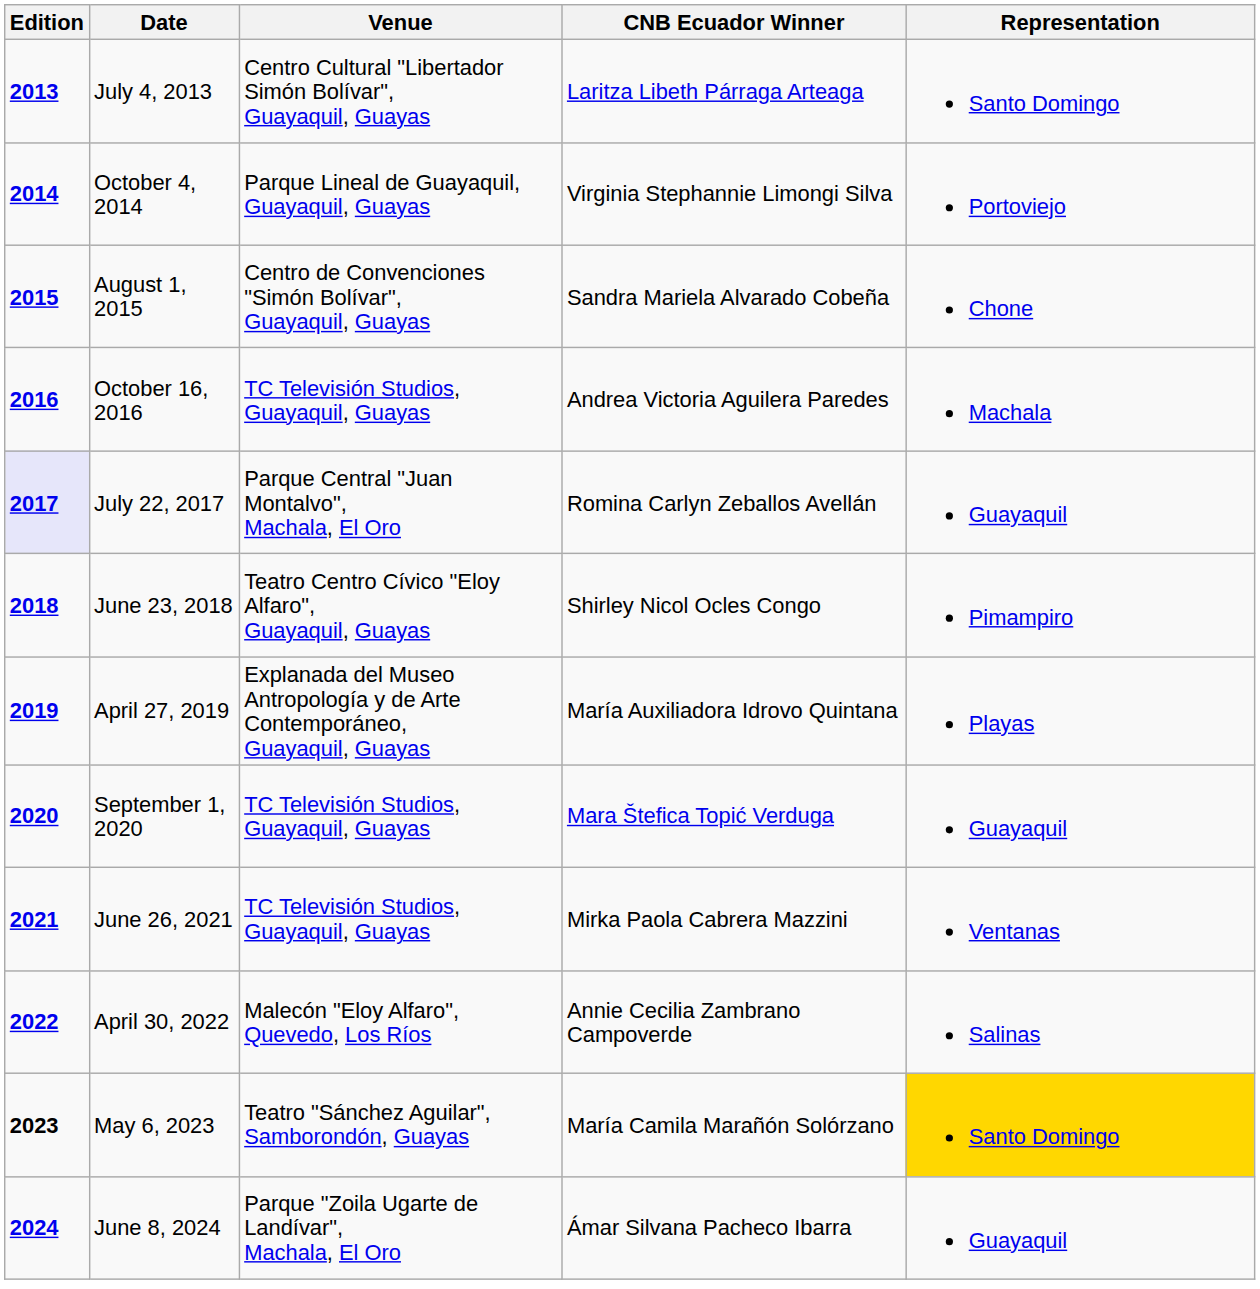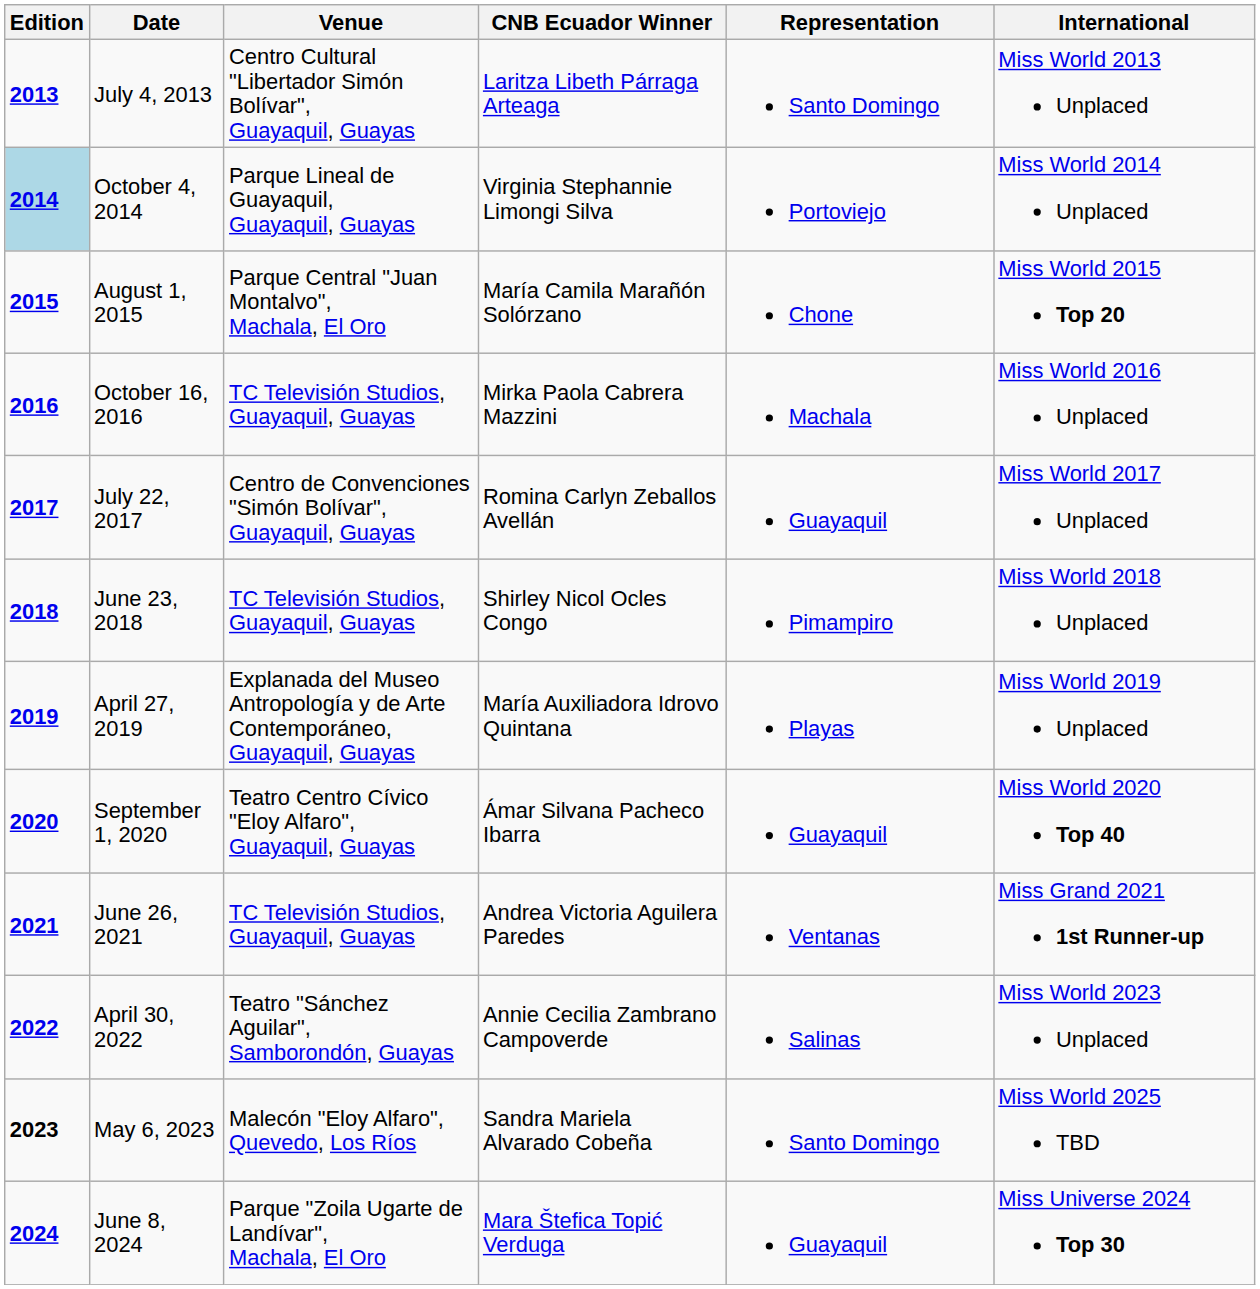+ column: (1124, 22)
(34, 194) no background -> (34, 199) lightblue background
(365, 297) Centro de Convenciones "Simón Bolívar", Guayaquil, Guayas -> (333, 302) Parque Central "Juan Montalvo", Machala, El Oro
(728, 297) Sandra Mariela Alvarado Cobeña -> (594, 302) María Camila Marañón Solórzano
(728, 400) Andrea Victoria Aguilera Paredes -> (583, 405) Mirka Paola Cabrera Mazzini
(34, 502) lavender background -> (34, 508) no background
(348, 502) Parque Central "Juan Montalvo", Machala, El Oro -> (349, 508) Centro de Convenciones "Simón Bolívar", Guayaquil, Guayas
(372, 605) Teatro Centro Cívico "Eloy Alfaro", Guayaquil, Guayas -> (337, 611) TC Televisión Studios, Guayaquil, Guayas
(352, 816) TC Televisión Studios, Guayaquil, Guayas -> (329, 822) Teatro Centro Cívico "Eloy Alfaro", Guayaquil, Guayas
(700, 816) Mara Štefica Topić Verduga -> (594, 822) Ámar Silvana Pacheco Ibarra
(707, 919) Mirka Paola Cabrera Mazzini -> (600, 924) Andrea Victoria Aguilera Paredes
(352, 1022) Malecón "Eloy Alfaro", Quevedo, Los Ríos -> (342, 1027) Teatro "Sánchez Aguilar", Samborondón, Guayas
(367, 1125) Teatro "Sánchez Aguilar", Samborondón, Guayas -> (336, 1130) Malecón "Eloy Alfaro", Quevedo, Los Ríos
(730, 1125) María Camila Marañón Solórzano -> (567, 1130) Sandra Mariela Alvarado Cobeña
(1080, 1137) gold background -> (860, 1142) no background
(709, 1228) Ámar Silvana Pacheco Ibarra -> (573, 1233) Mara Štefica Topić Verduga
